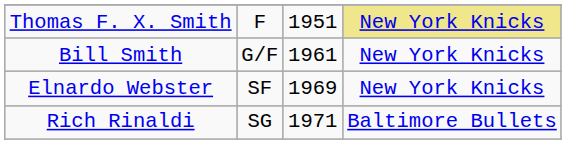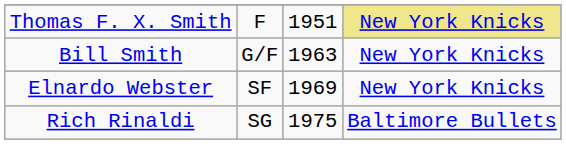(313, 55) 1961 -> (313, 55) 1963
(313, 122) 1971 -> (313, 122) 1975
